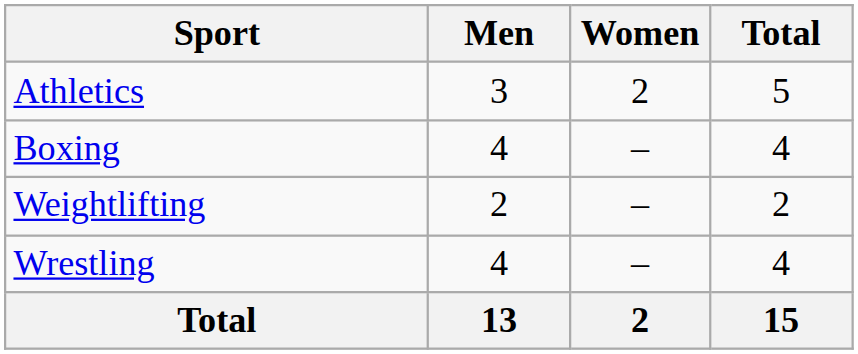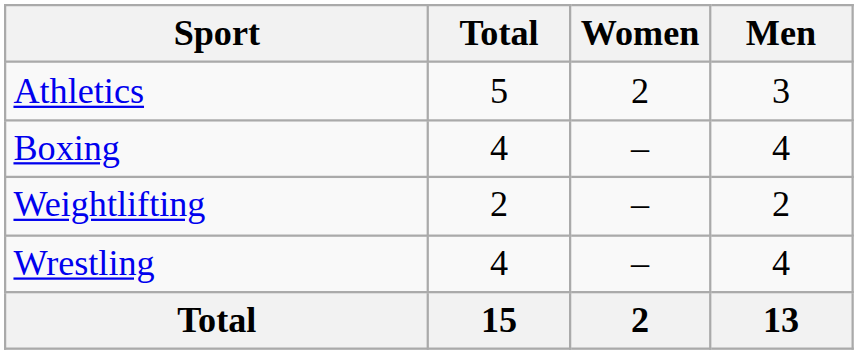columns swapped: (499, 33) <-> (781, 33)
